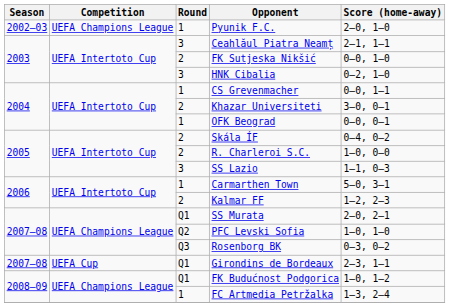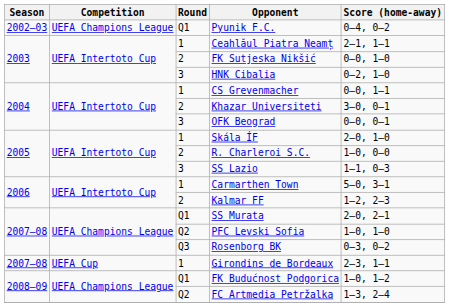(181, 28) 1 -> (184, 28) Q1
(367, 28) 2–0, 1–0 -> (367, 28) 0–4, 0–2
(181, 44) 3 -> (181, 44) 1
(181, 122) 1 -> (181, 122) 3
(181, 138) 2 -> (181, 138) 1
(367, 138) 0–4, 0–2 -> (367, 138) 2–0, 1–0
(184, 263) Q1 -> (181, 263) 1
(181, 294) 1 -> (184, 294) Q2
